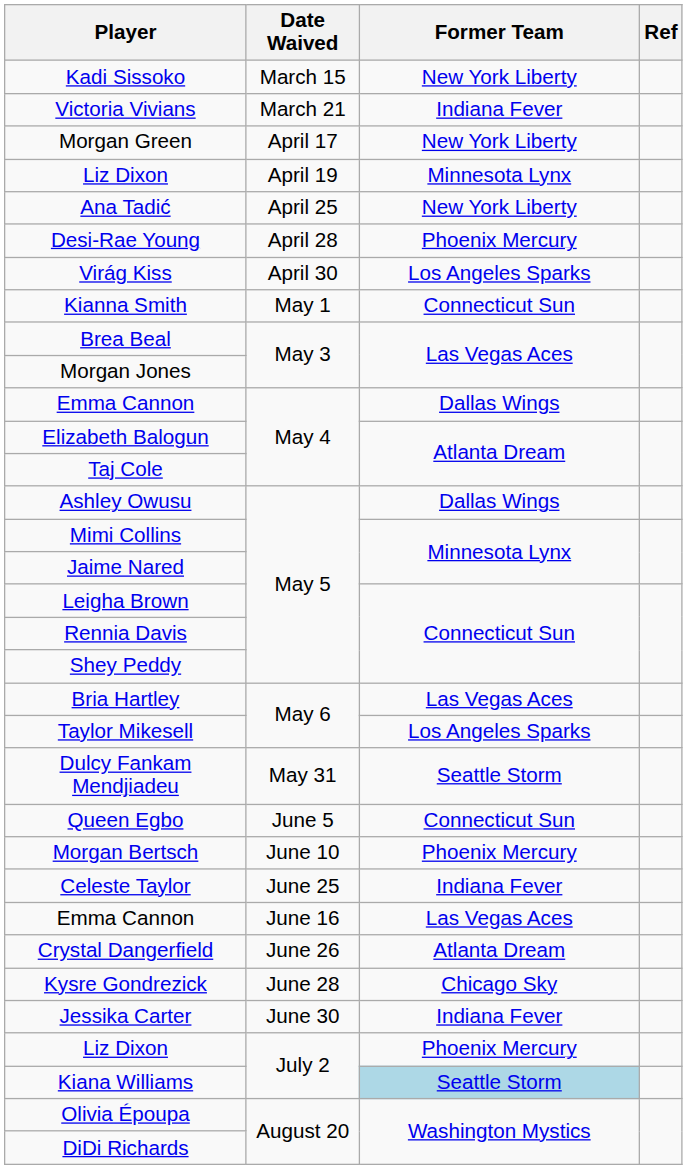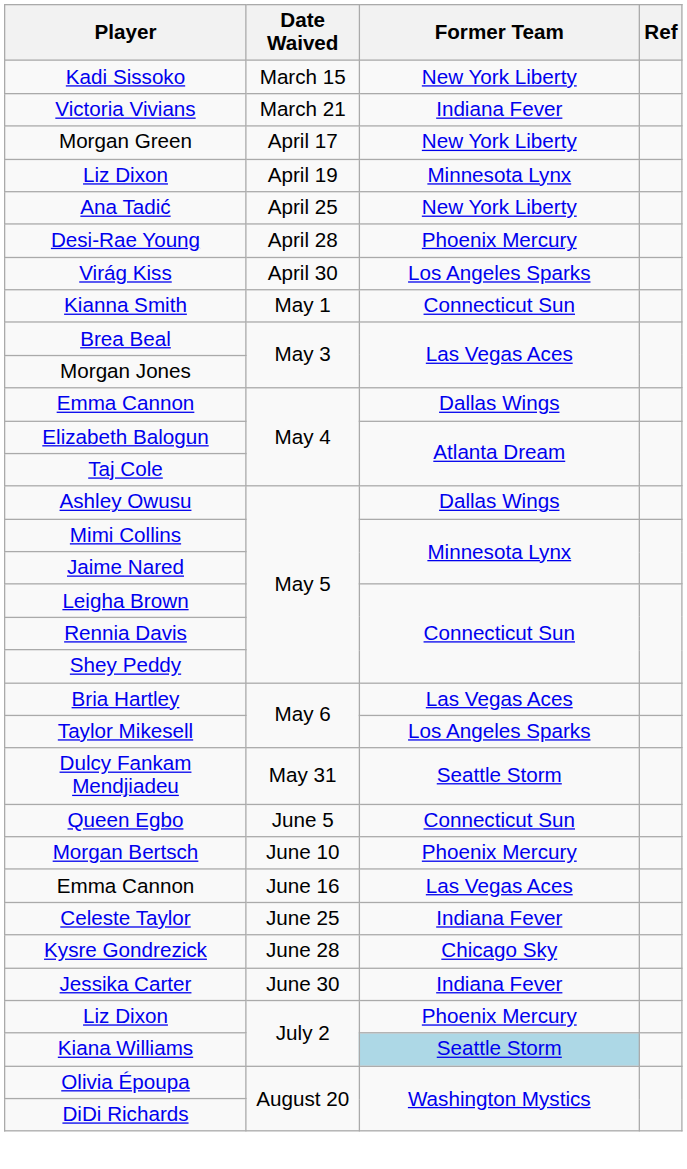rows swapped: (126, 918) <-> (126, 885)
- row: (126, 951)
